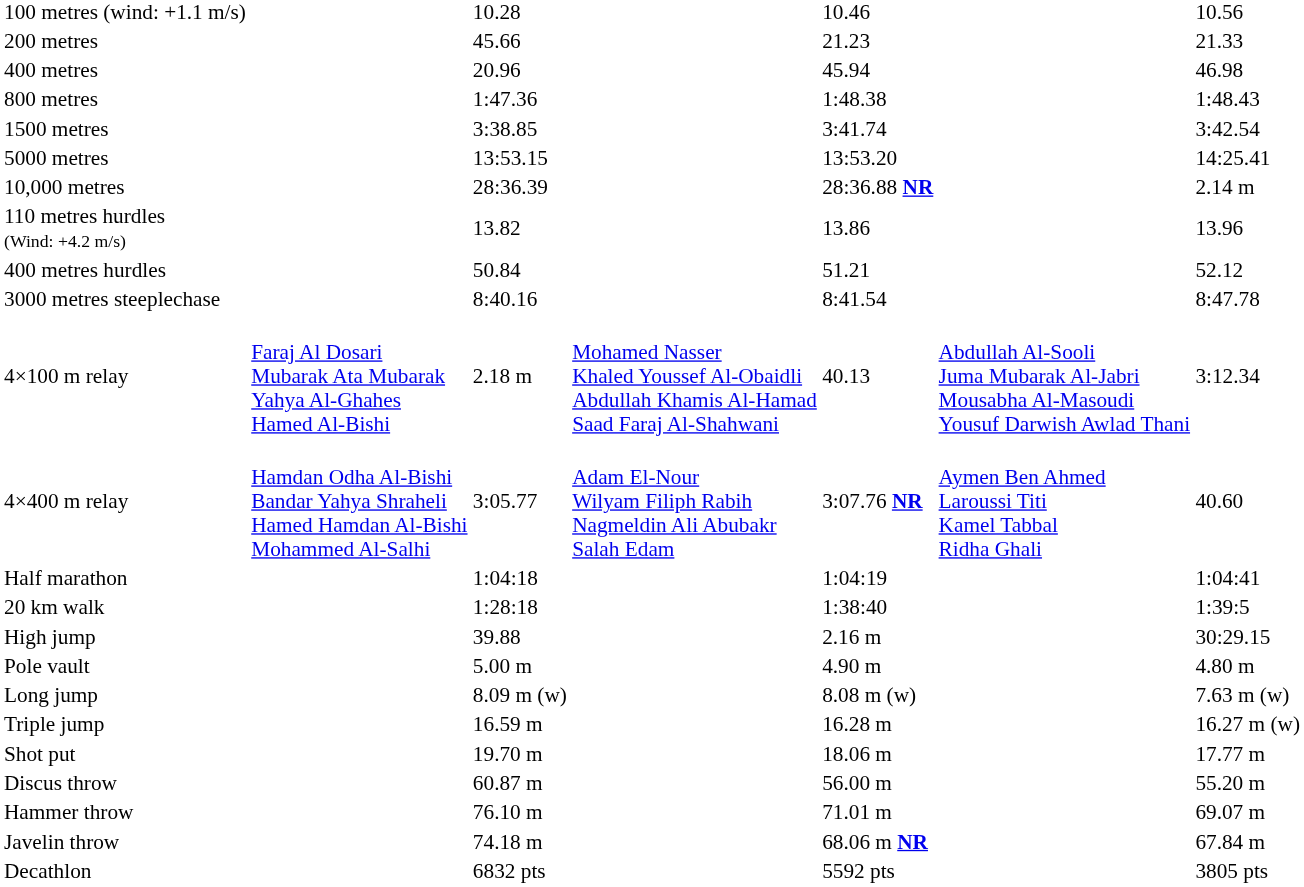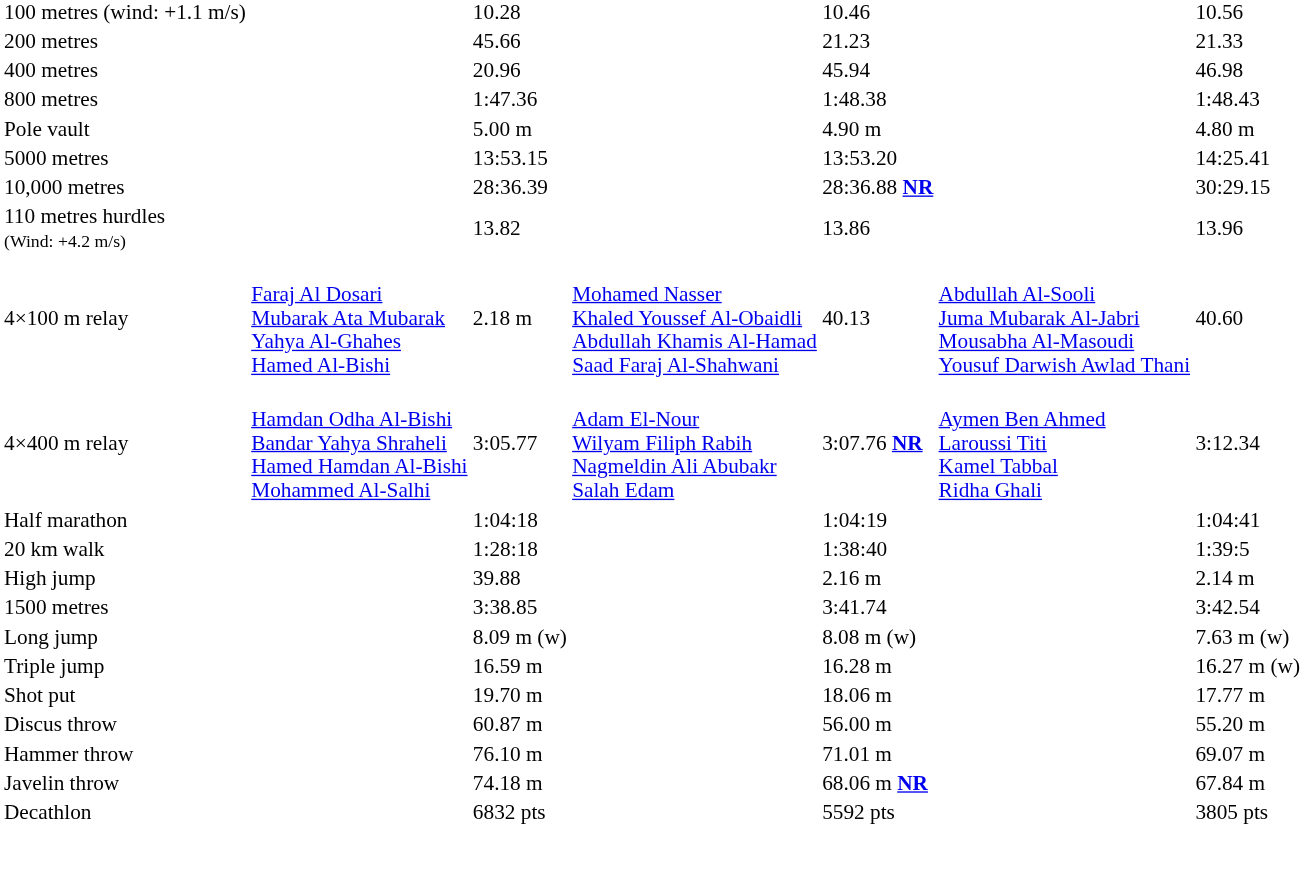rows swapped: (56, 128) <-> (47, 666)
(1225, 187) 2.14 m -> (1233, 187) 30:29.15
- row: (85, 269)
- row: (112, 299)
(1228, 376) 3:12.34 -> (1219, 317) 40.60
(1219, 501) 40.60 -> (1228, 442) 3:12.34
(1233, 636) 30:29.15 -> (1225, 578) 2.14 m
